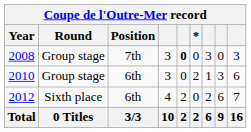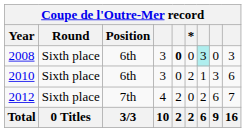(73, 55) Group stage -> (71, 55) Sixth place
(133, 55) 7th -> (128, 55) 6th
(208, 55) no background -> (203, 55) paleturquoise background
(73, 76) Group stage -> (71, 76) Sixth place
(133, 96) 6th -> (128, 96) 7th
